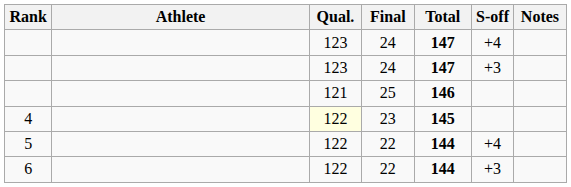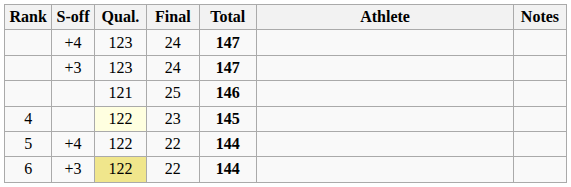columns swapped: (181, 17) <-> (493, 17)
(335, 169) no background -> (120, 169) khaki background
